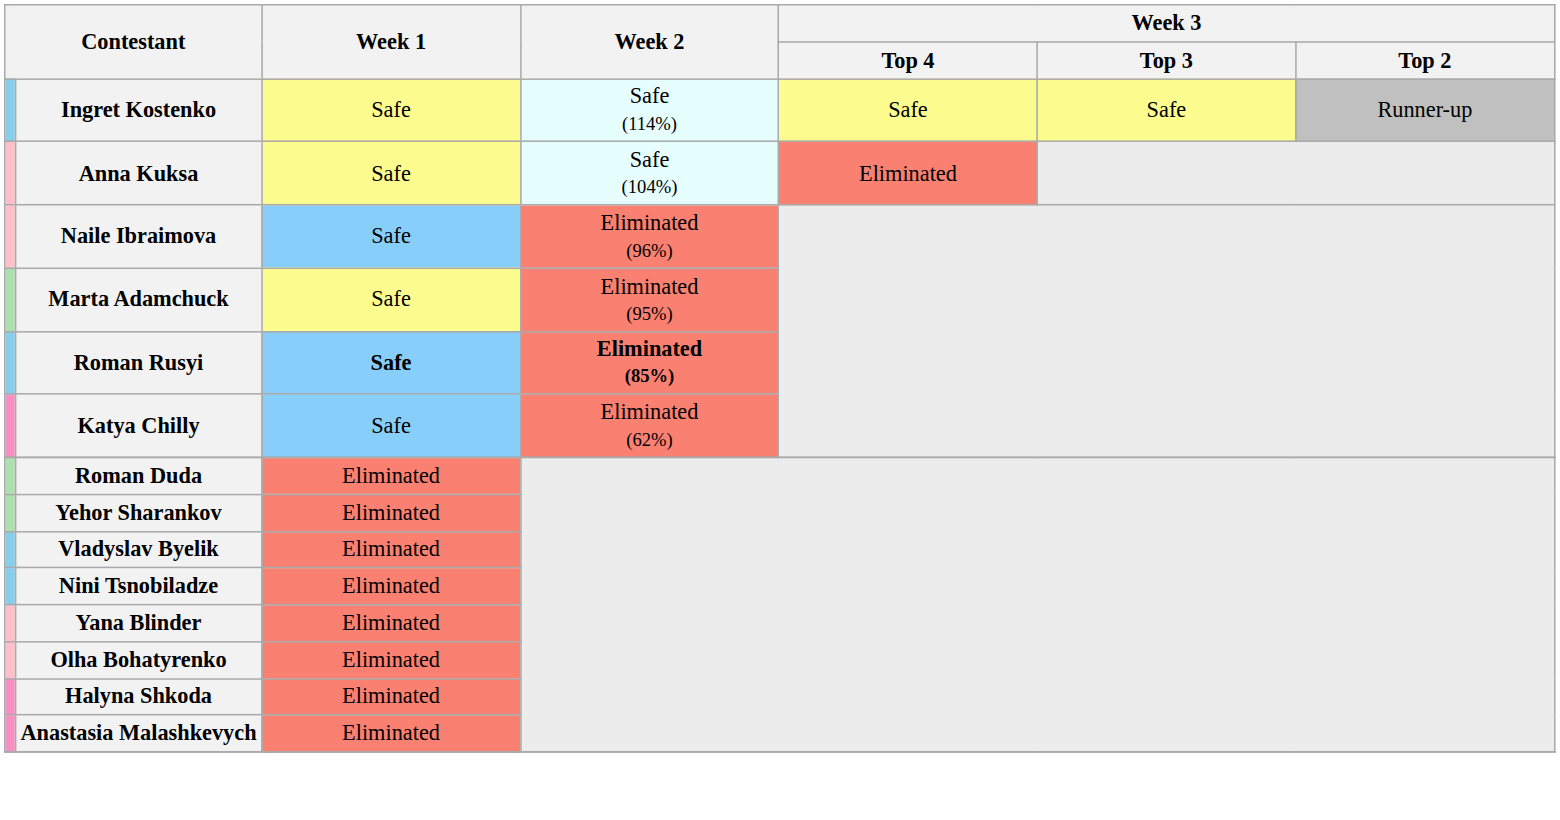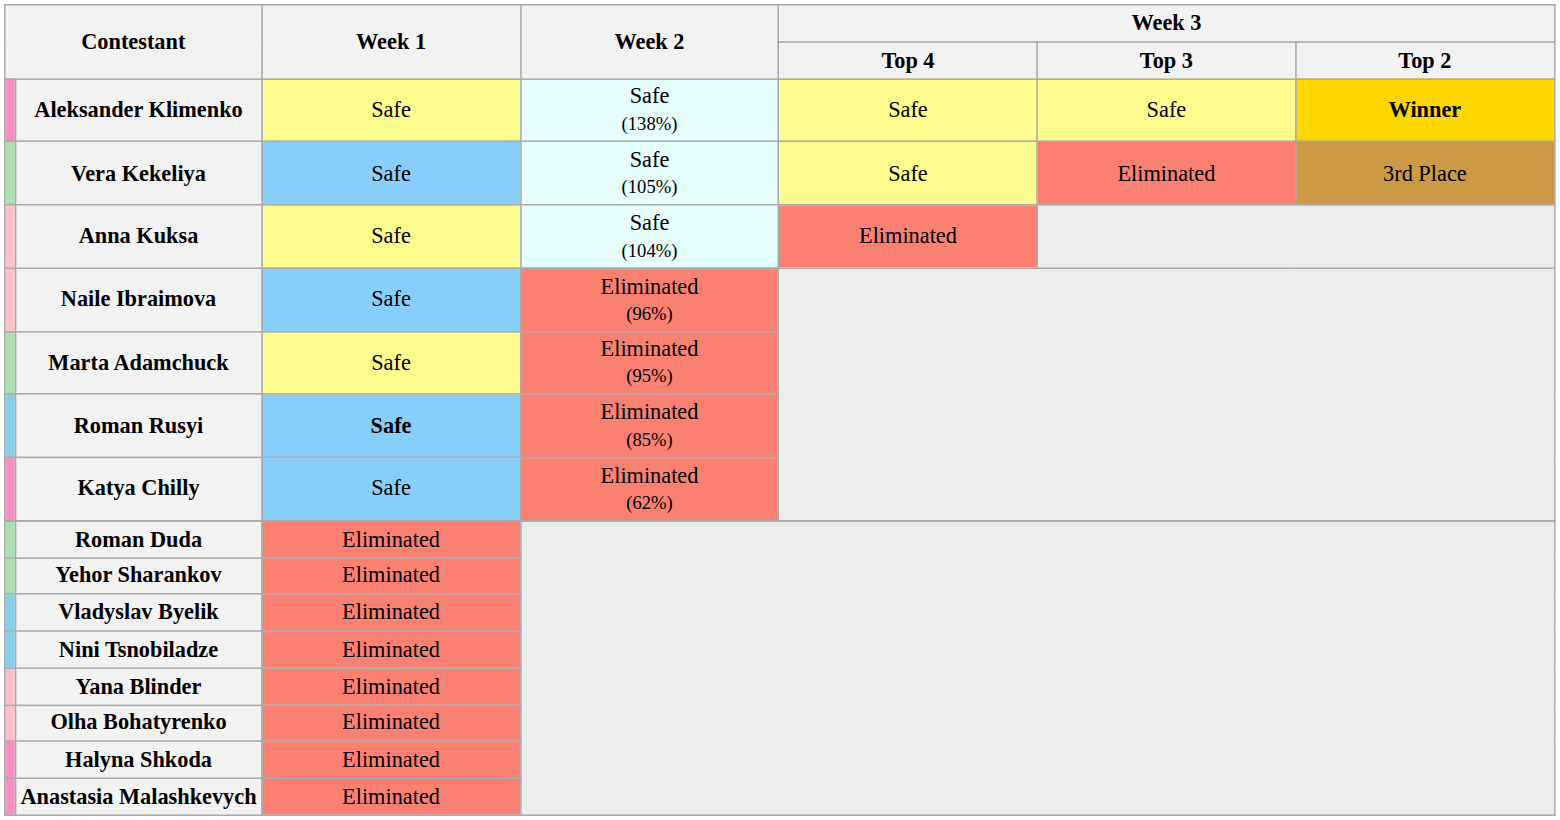+ row: (139, 110)
- row: (139, 110)
+ row: (139, 173)
(650, 362) bold -> (650, 425) normal
